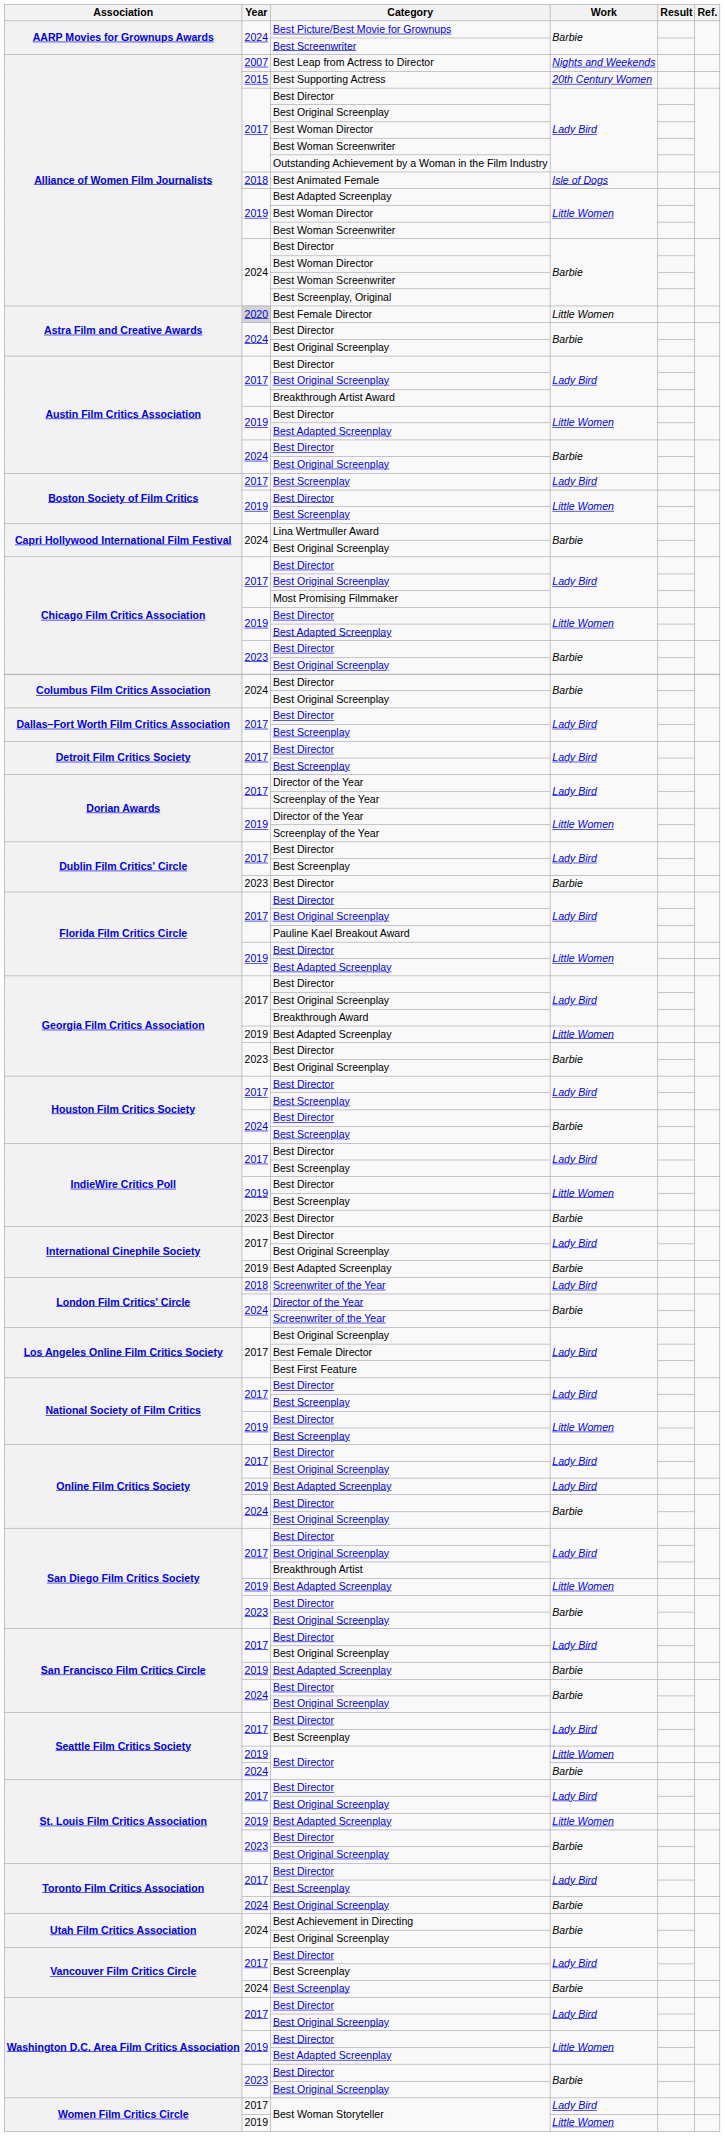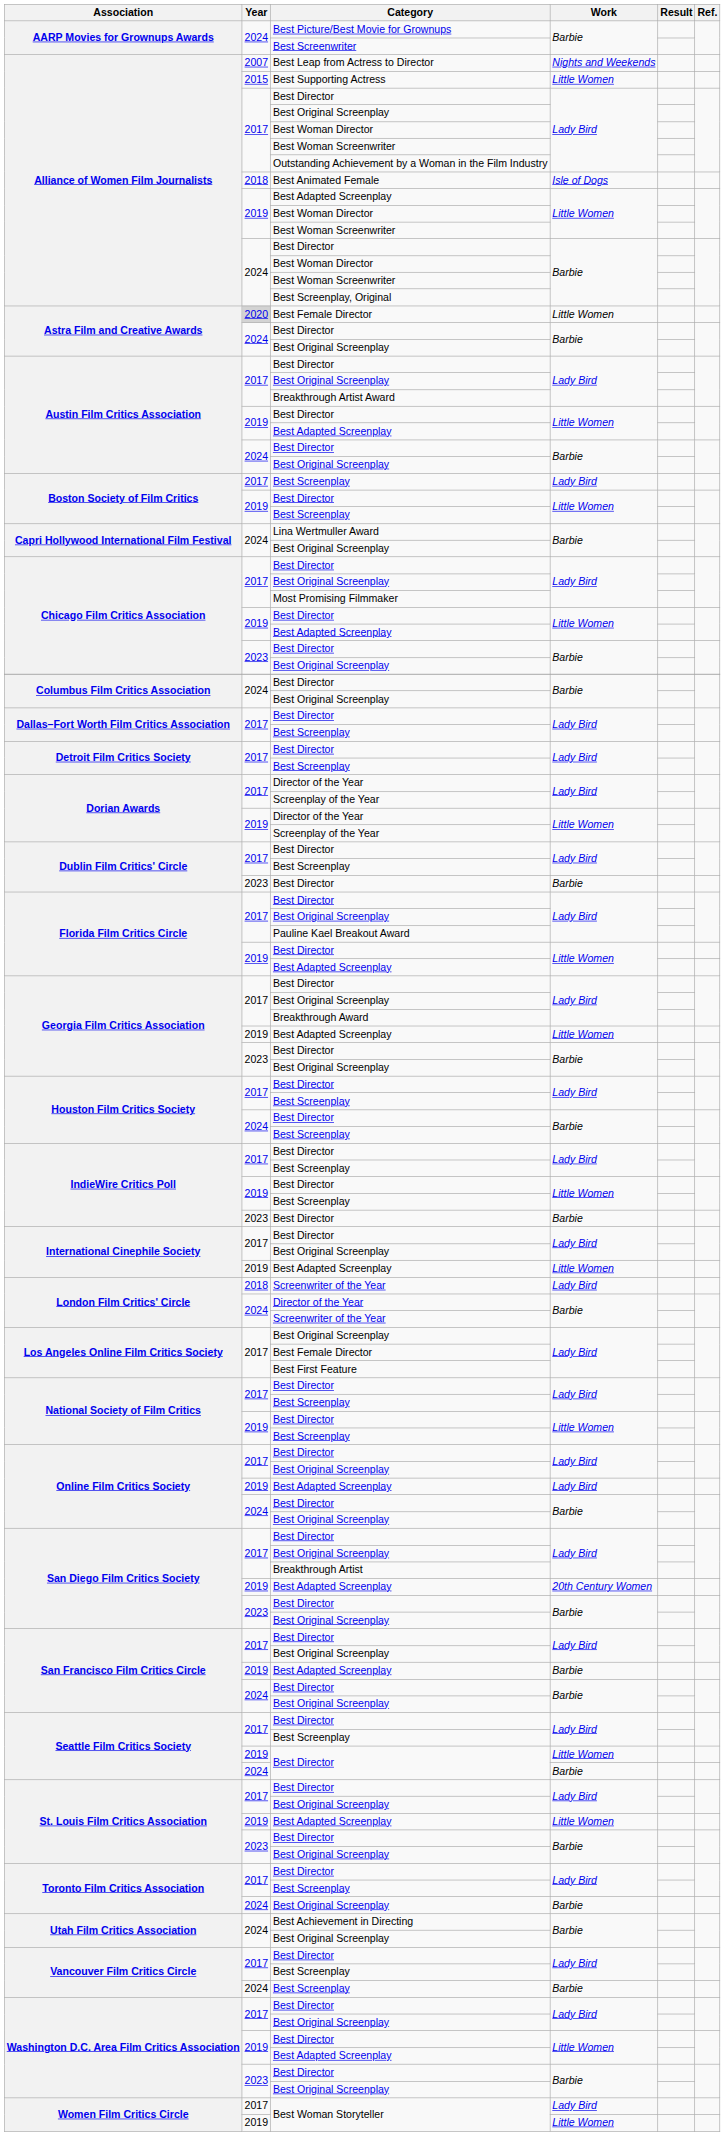(602, 79) 20th Century Women -> (583, 79) Little Women
(568, 1268) Barbie -> (583, 1268) Little Women
(583, 1587) Little Women -> (602, 1587) 20th Century Women
